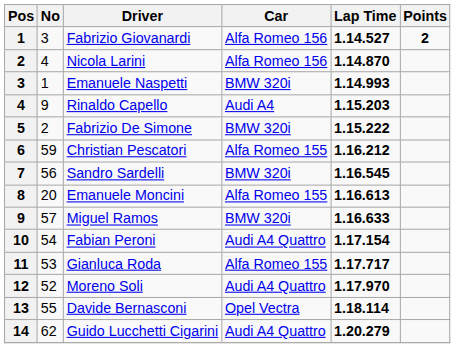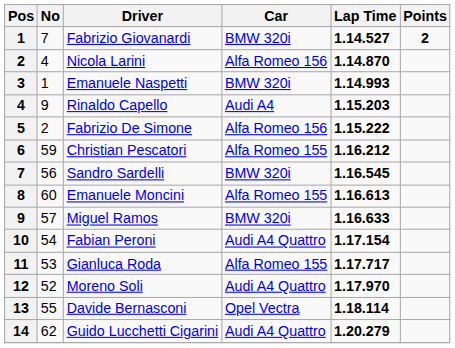(45, 38) 3 -> (45, 38) 7
(276, 38) Alfa Romeo 156 -> (258, 38) BMW 320i
(258, 128) BMW 320i -> (276, 128) Alfa Romeo 156
(49, 195) 20 -> (49, 195) 60
